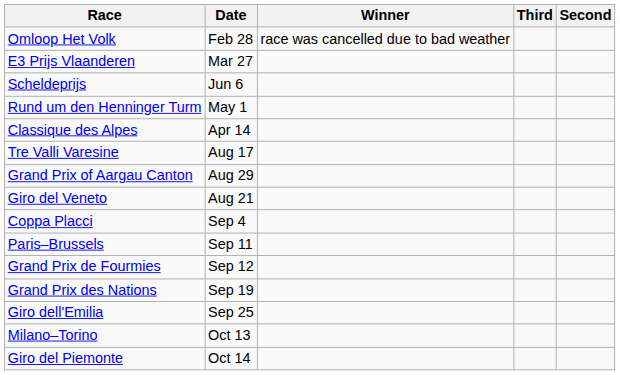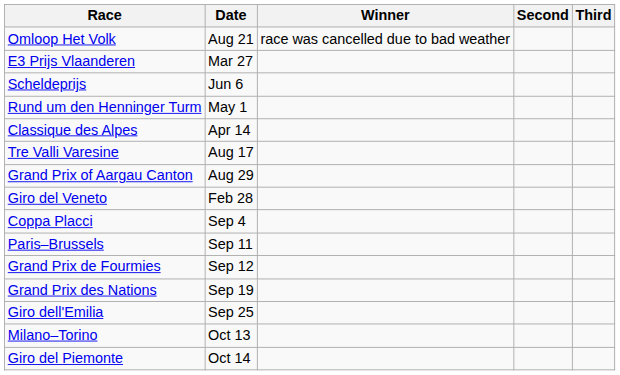columns swapped: (585, 15) <-> (535, 15)
(231, 38) Feb 28 -> (231, 38) Aug 21
(231, 198) Aug 21 -> (231, 198) Feb 28
